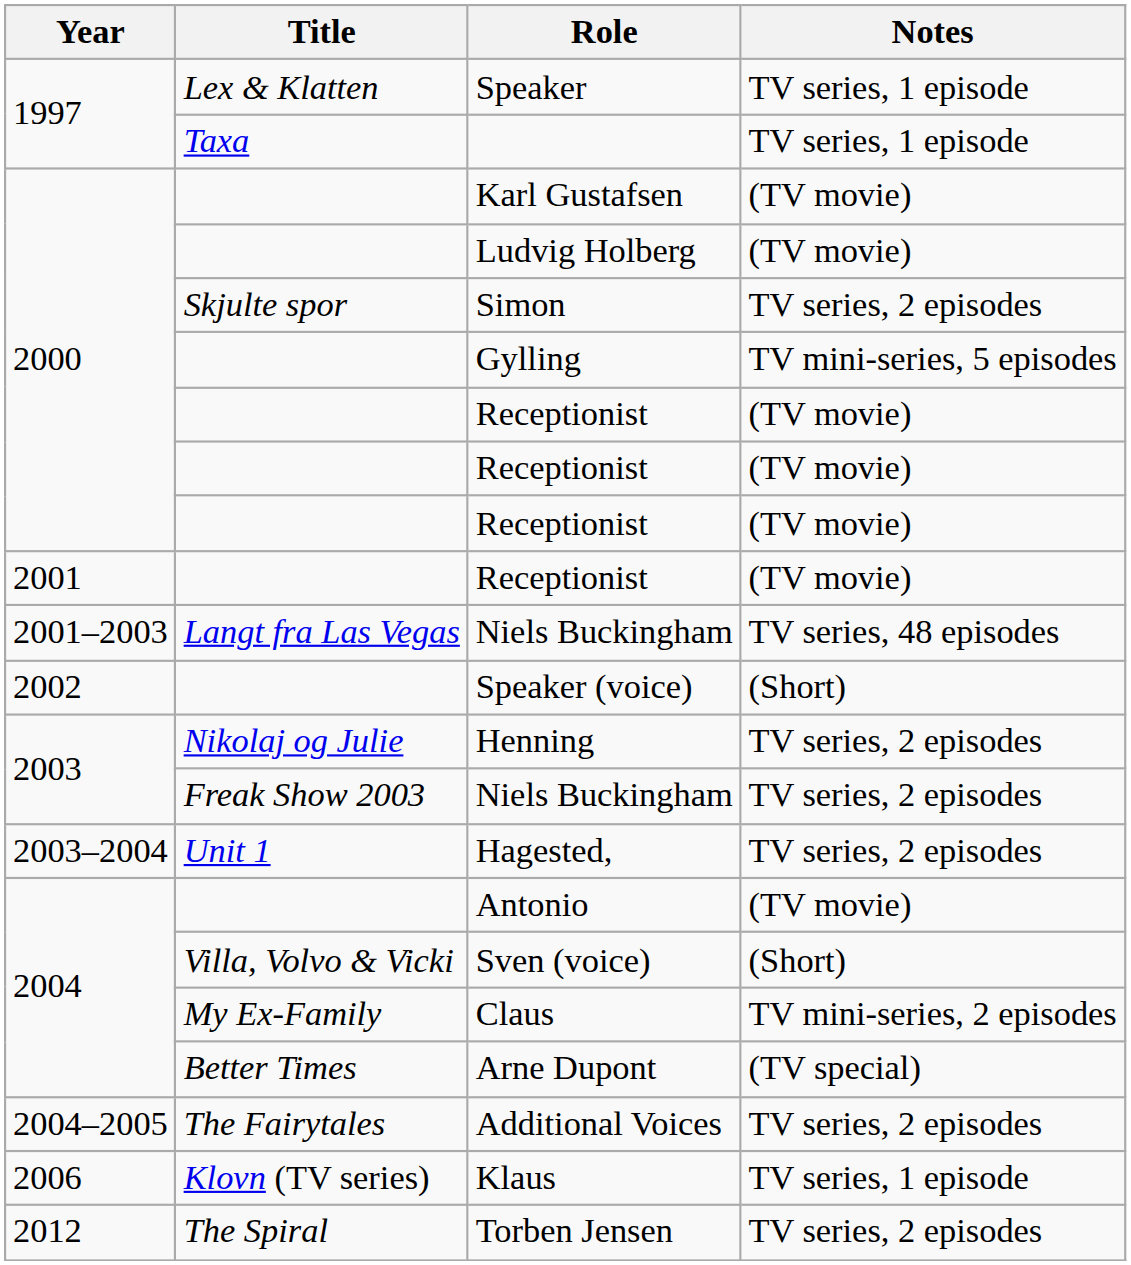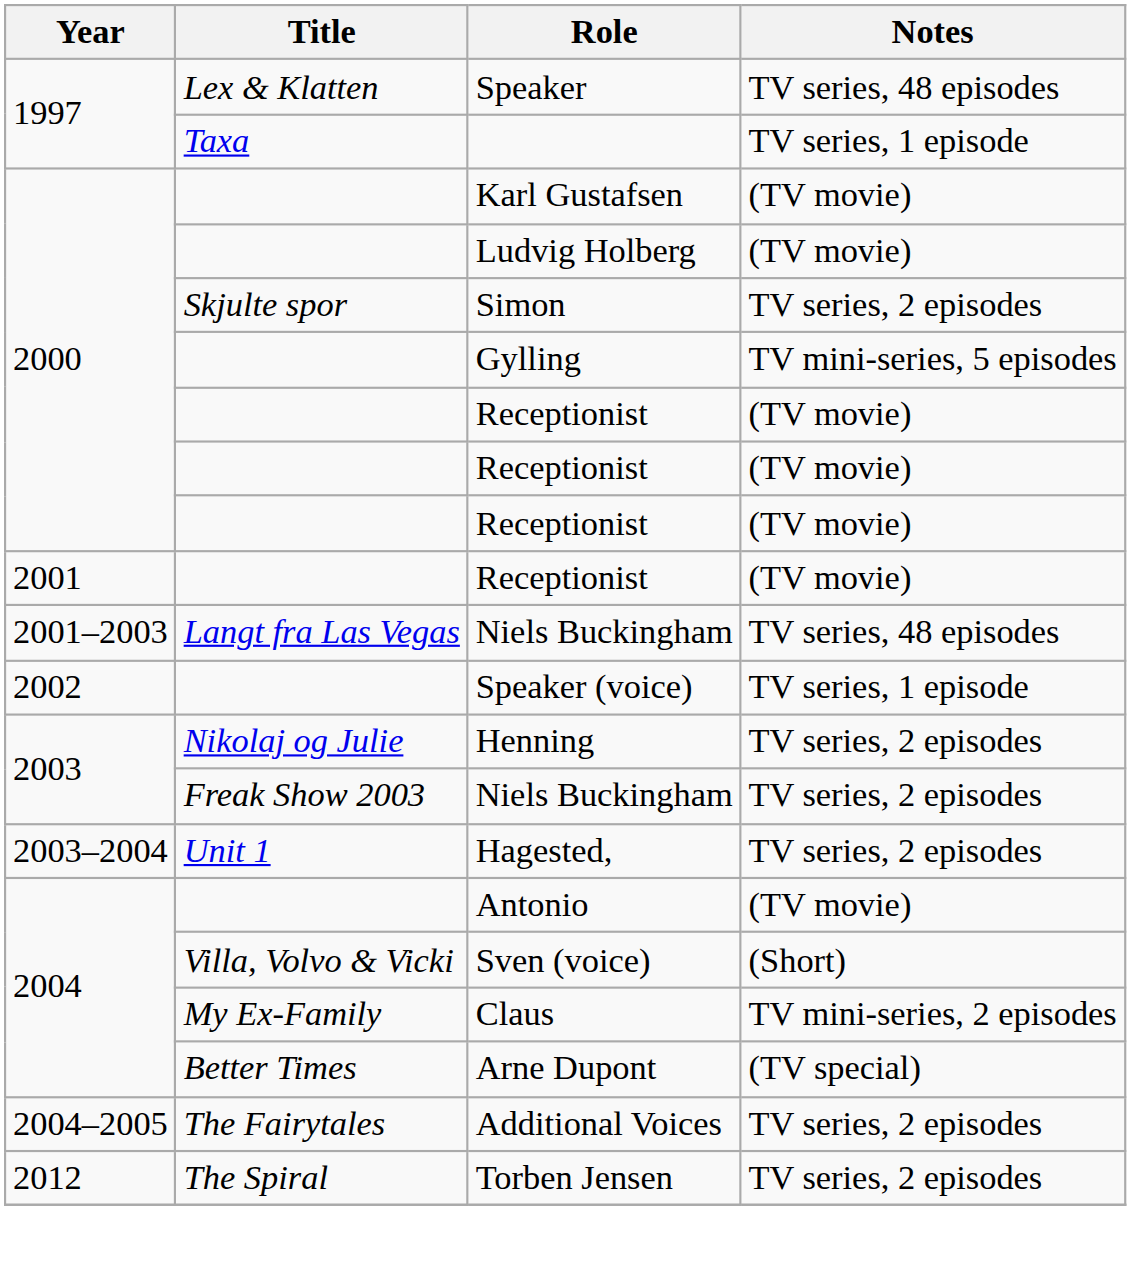(889, 86) TV series, 1 episode -> (904, 86) TV series, 48 episodes
(797, 686) (Short) -> (889, 686) TV series, 1 episode
- row: (47, 1177)
